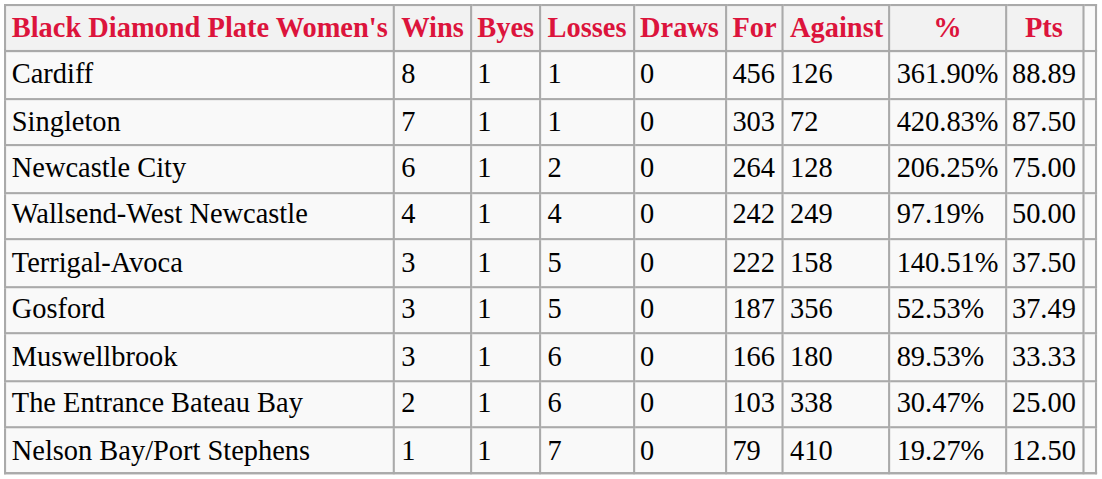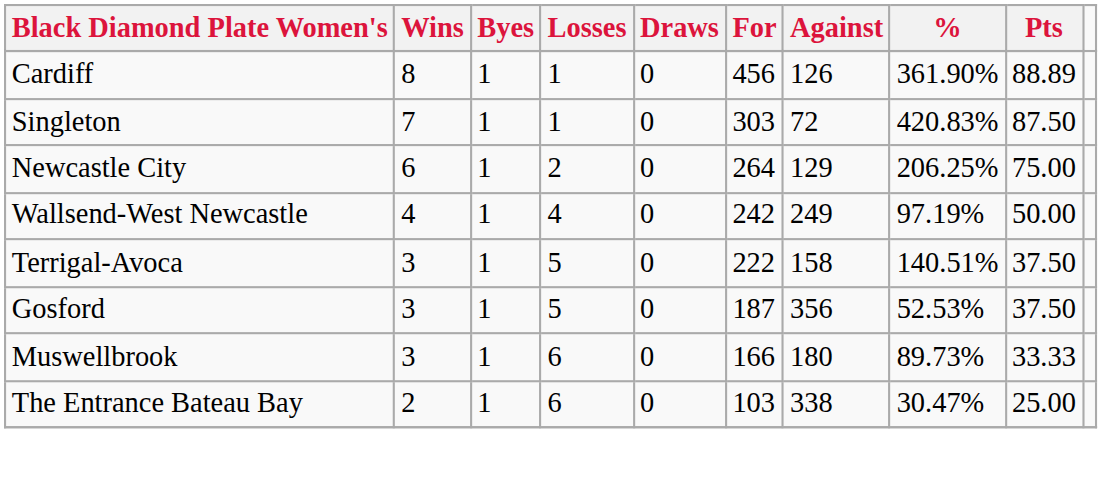(811, 168) 128 -> (811, 168) 129
(1044, 308) 37.49 -> (1044, 308) 37.50
(940, 355) 89.53% -> (940, 355) 89.73%
- row: (161, 449)
